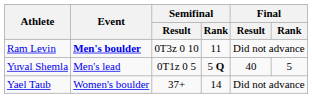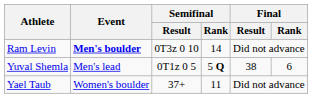(216, 49) 11 -> (216, 49) 14
(251, 67) 40 -> (251, 67) 38
(289, 67) 5 -> (289, 67) 6
(216, 85) 14 -> (216, 85) 11
